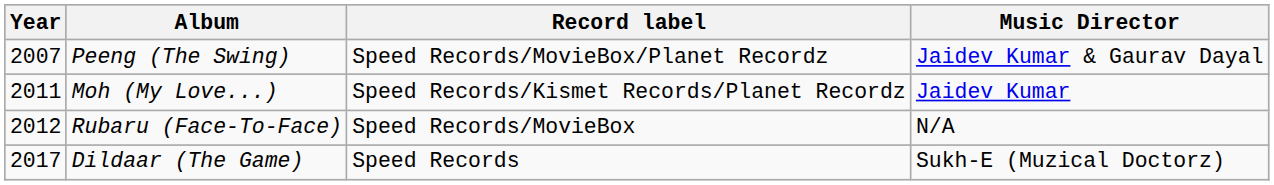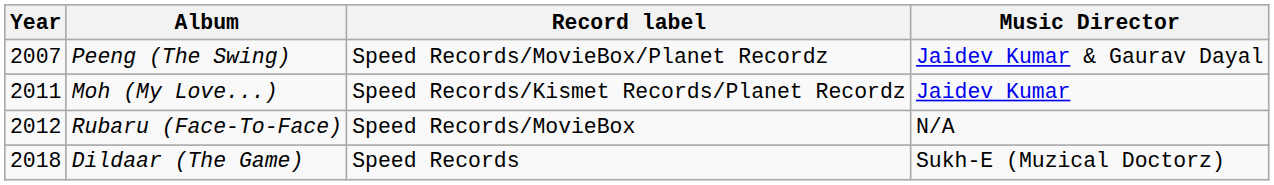(36, 162) 2017 -> (36, 162) 2018
